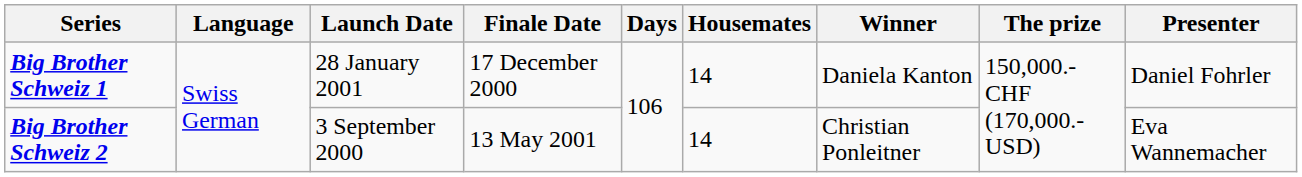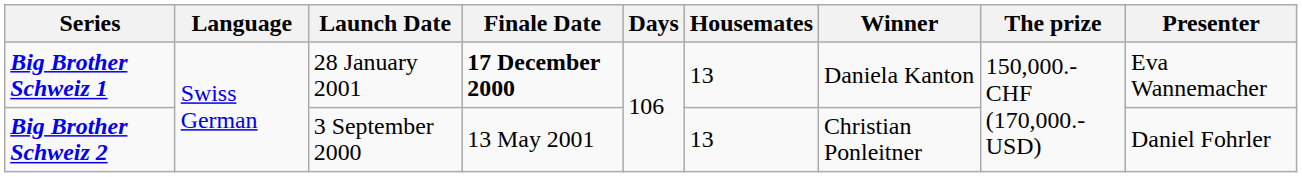(533, 74) normal -> (534, 74) bold
(700, 74) 14 -> (702, 74) 13
(1201, 74) Daniel Fohrler -> (1199, 74) Eva Wannemacher
(700, 139) 14 -> (702, 139) 13
(1199, 139) Eva Wannemacher -> (1201, 139) Daniel Fohrler
